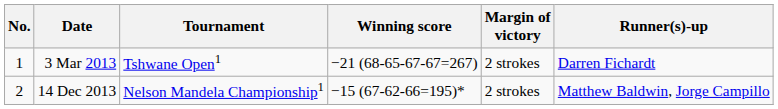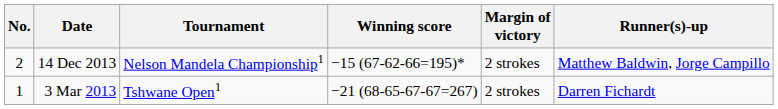rows swapped: (80, 62) <-> (77, 90)
